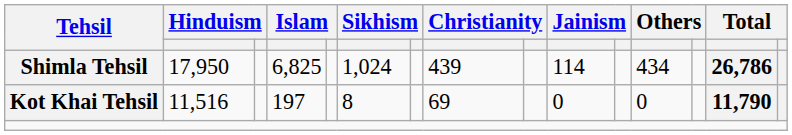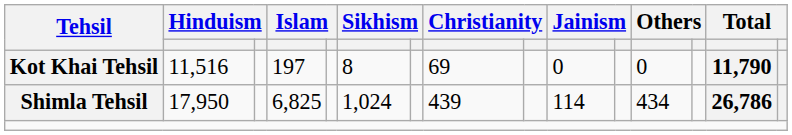rows swapped: (84, 67) <-> (84, 102)
